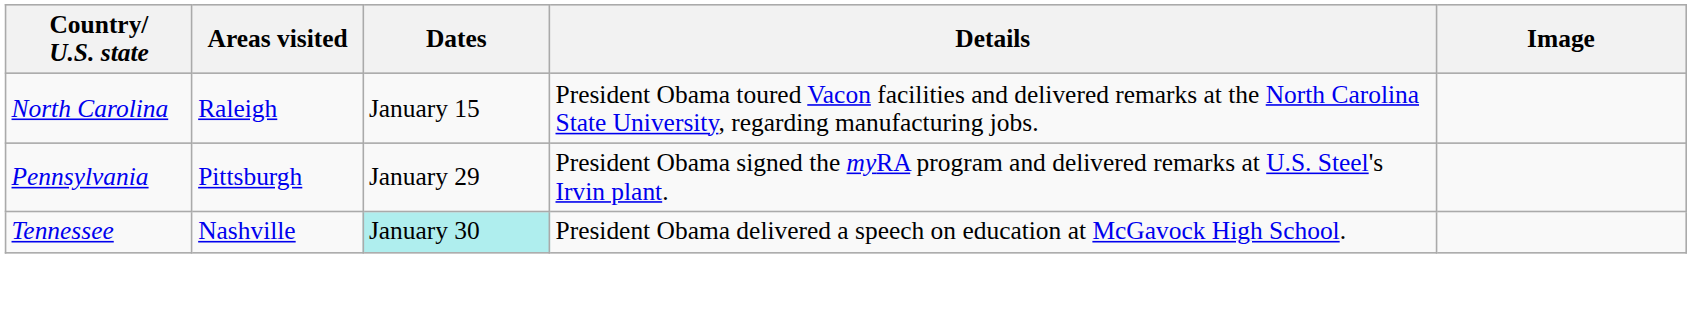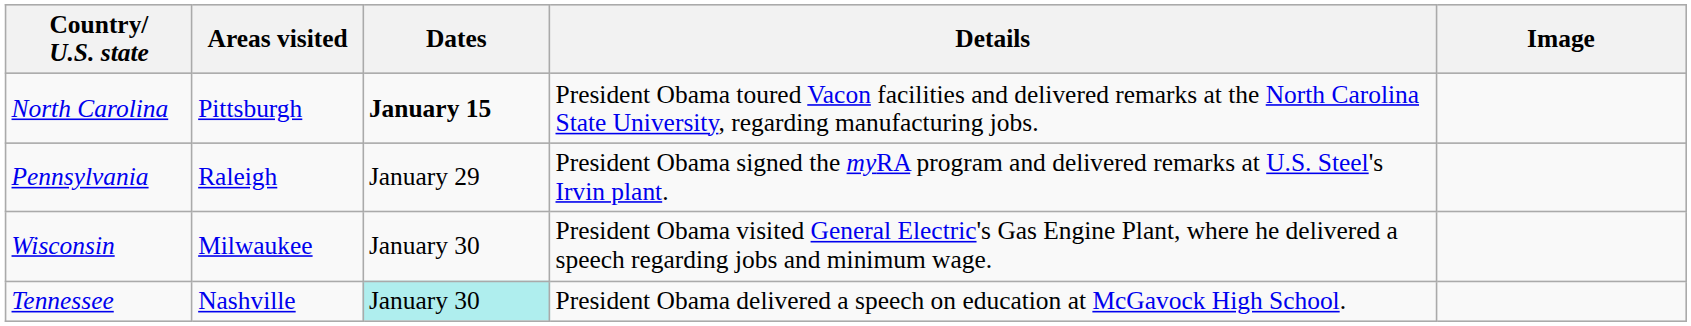(238, 107) Raleigh -> (250, 107) Pittsburgh
(424, 107) normal -> (430, 107) bold
(250, 176) Pittsburgh -> (238, 176) Raleigh
+ row: (63, 245)
